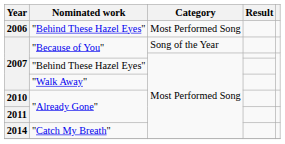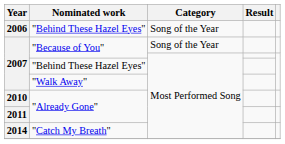(195, 28) Most Performed Song -> (184, 28) Song of the Year
